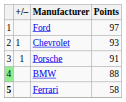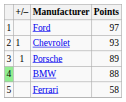(114, 59) 91 -> (114, 59) 89
(9, 90) bold -> (9, 90) normal
